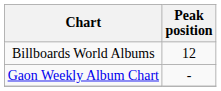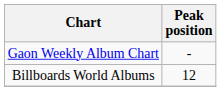rows swapped: (83, 75) <-> (83, 53)
